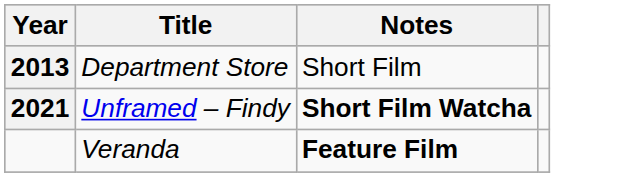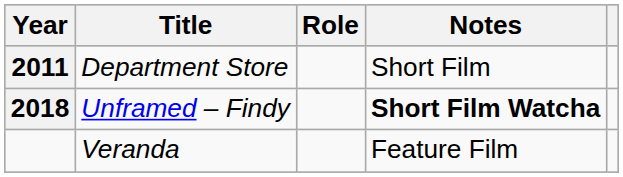+ column: (330, 25)
(40, 66) 2013 -> (40, 66) 2011
(40, 108) 2021 -> (40, 108) 2018
(380, 150) bold -> (445, 150) normal
